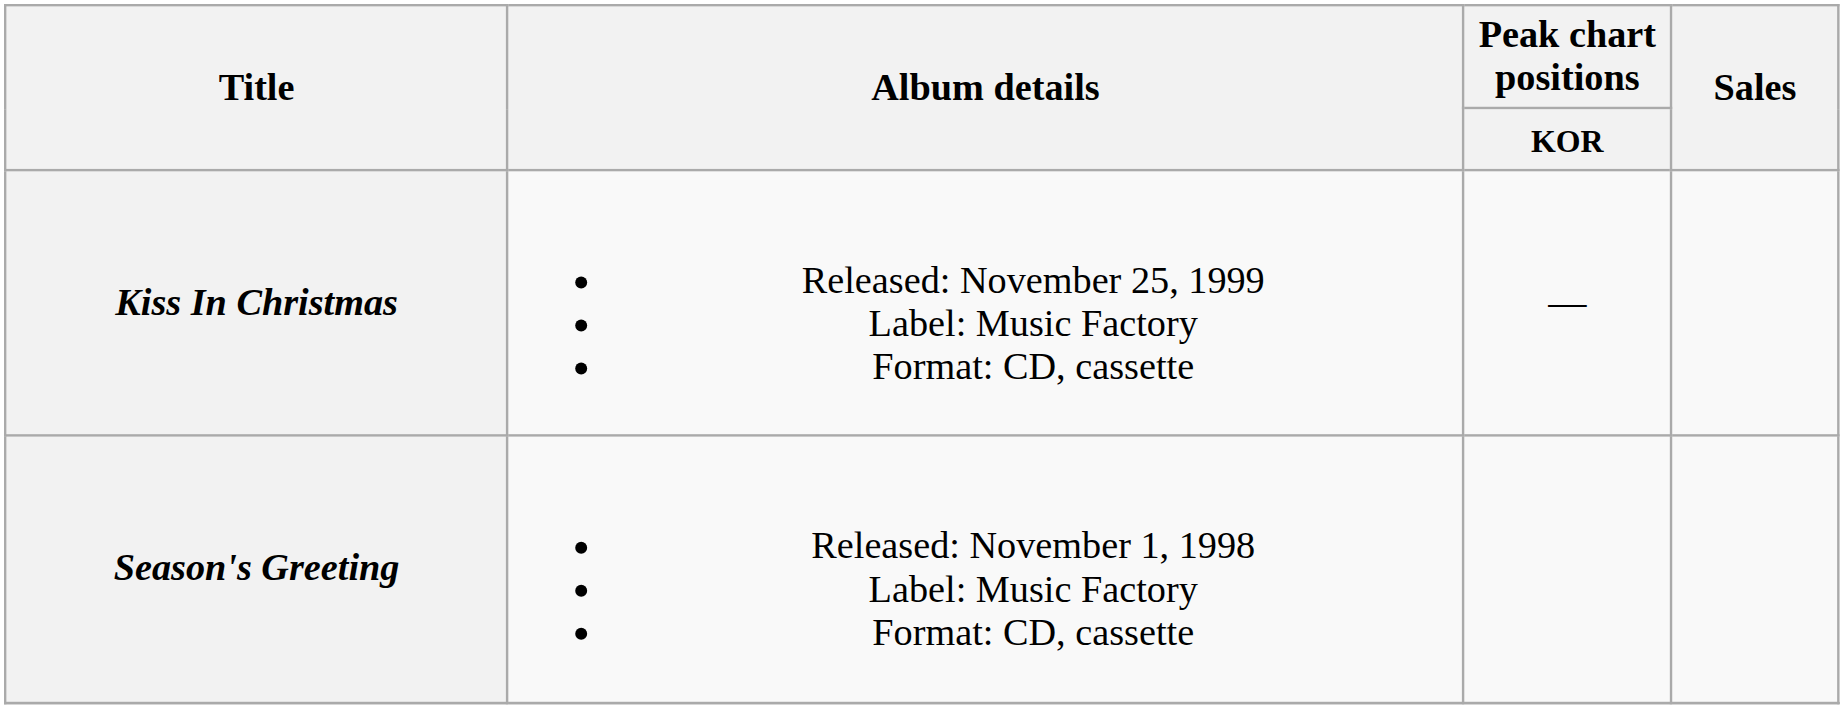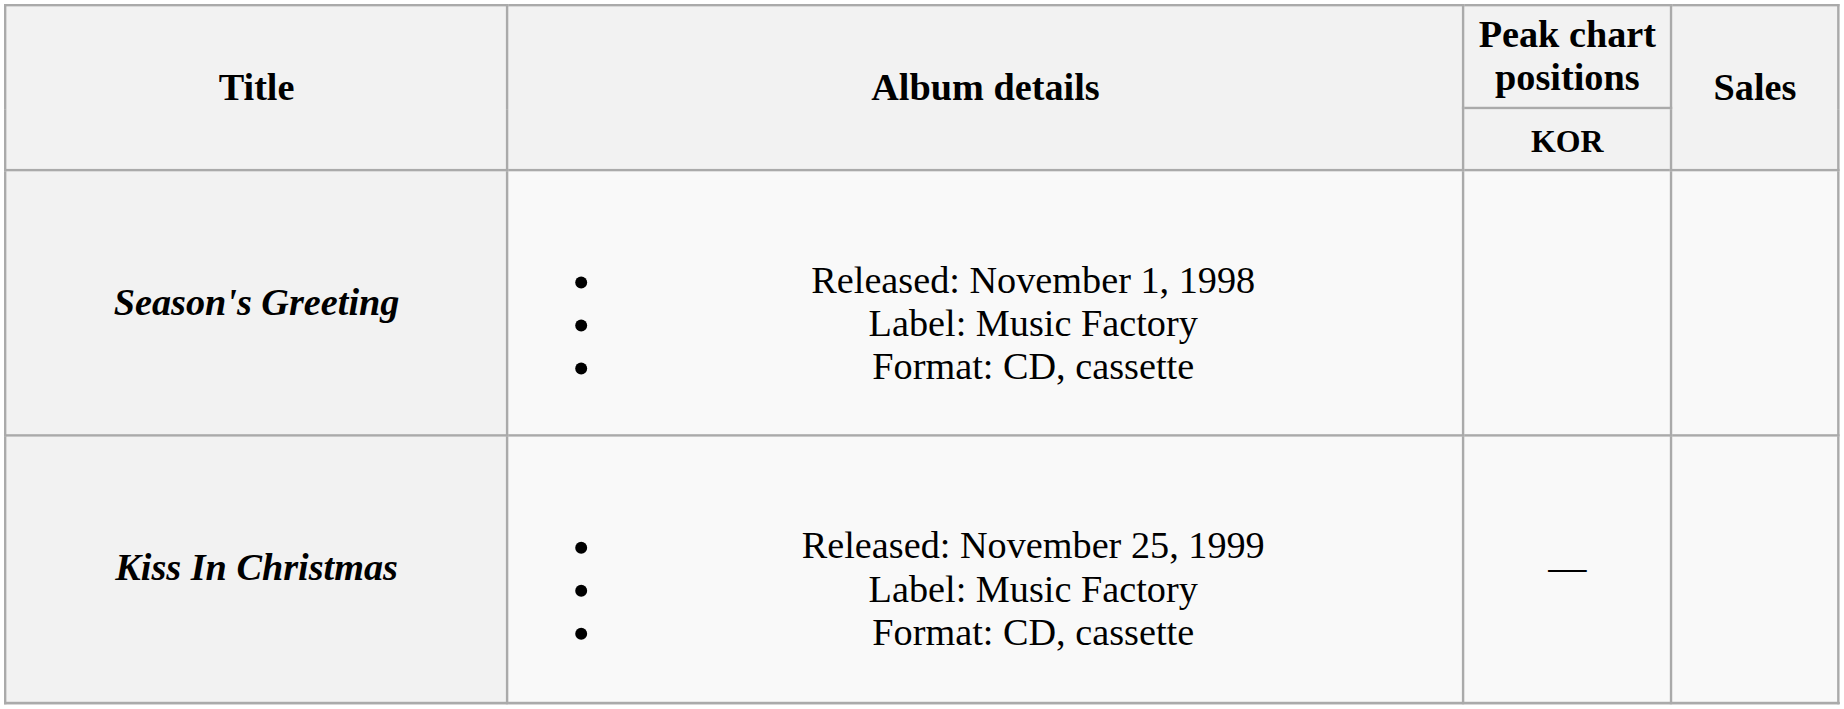rows swapped: (257, 568) <-> (257, 301)
